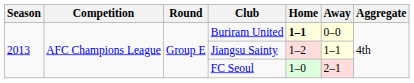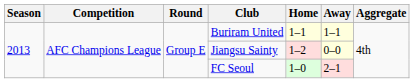(297, 31) bold -> (297, 31) normal
(332, 31) 0–0 -> (332, 31) 1–1
(332, 50) 1–1 -> (332, 50) 0–0
